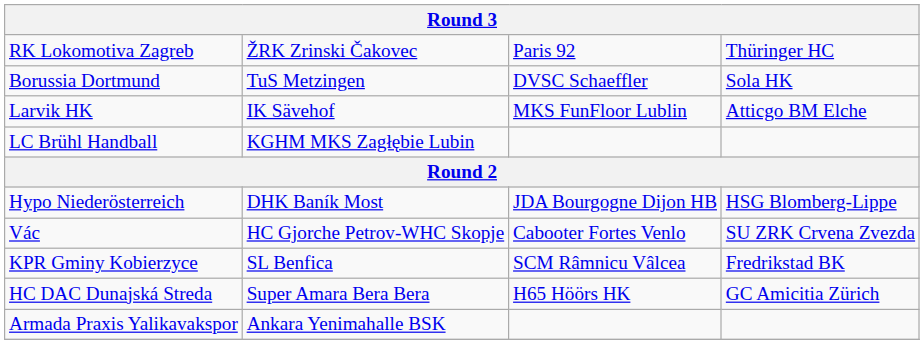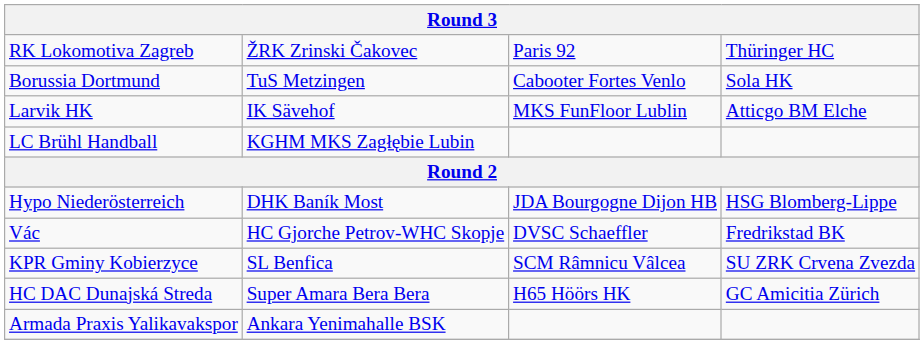(580, 80) DVSC Schaeffler -> (599, 80) Cabooter Fortes Venlo
(599, 232) Cabooter Fortes Venlo -> (580, 232) DVSC Schaeffler
(820, 232) SU ZRK Crvena Zvezda -> (785, 232) Fredrikstad BK
(785, 263) Fredrikstad BK -> (820, 263) SU ZRK Crvena Zvezda
